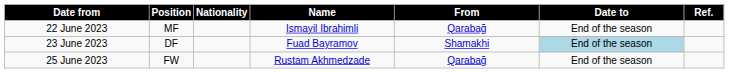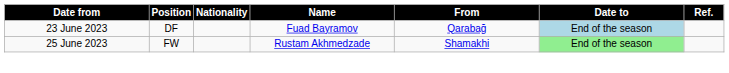- row: (77, 29)
(467, 45) Shamakhi -> (467, 29) Qarabağ
(467, 60) Qarabağ -> (467, 45) Shamakhi
(612, 60) no background -> (612, 45) lightgreen background
